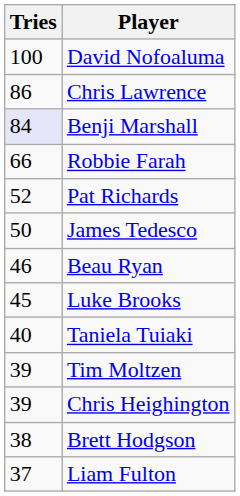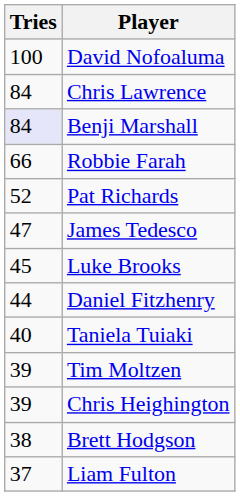(21, 91) 86 -> (21, 91) 84
(21, 230) 50 -> (21, 230) 47
- row: (115, 265)
+ row: (141, 299)
